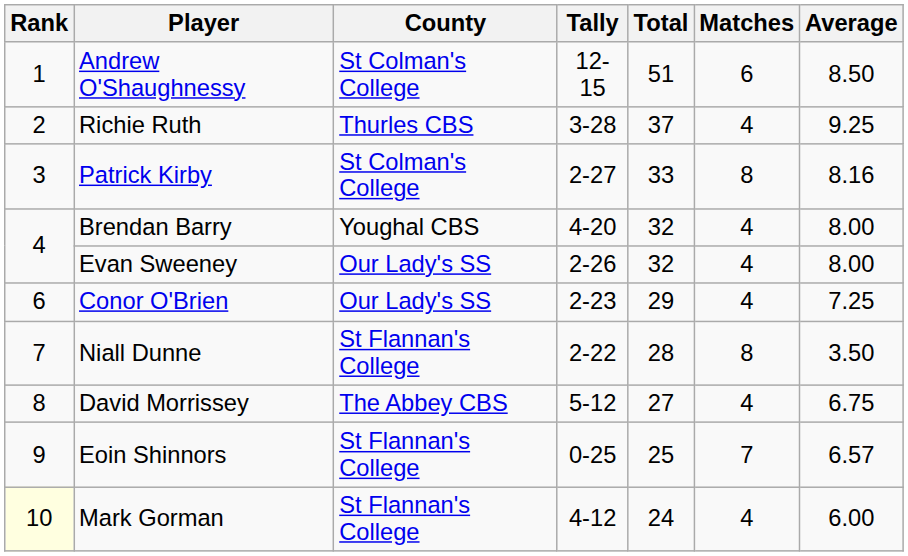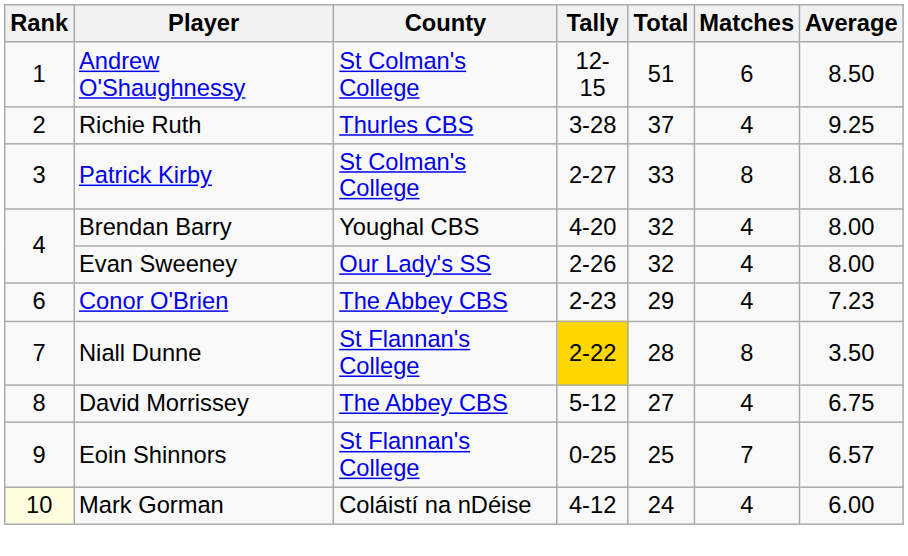(415, 301) Our Lady's SS -> (423, 301) The Abbey CBS
(851, 301) 7.25 -> (851, 301) 7.23
(593, 352) no background -> (593, 352) gold background
(405, 518) St Flannan's College -> (435, 505) Coláistí na nDéise
